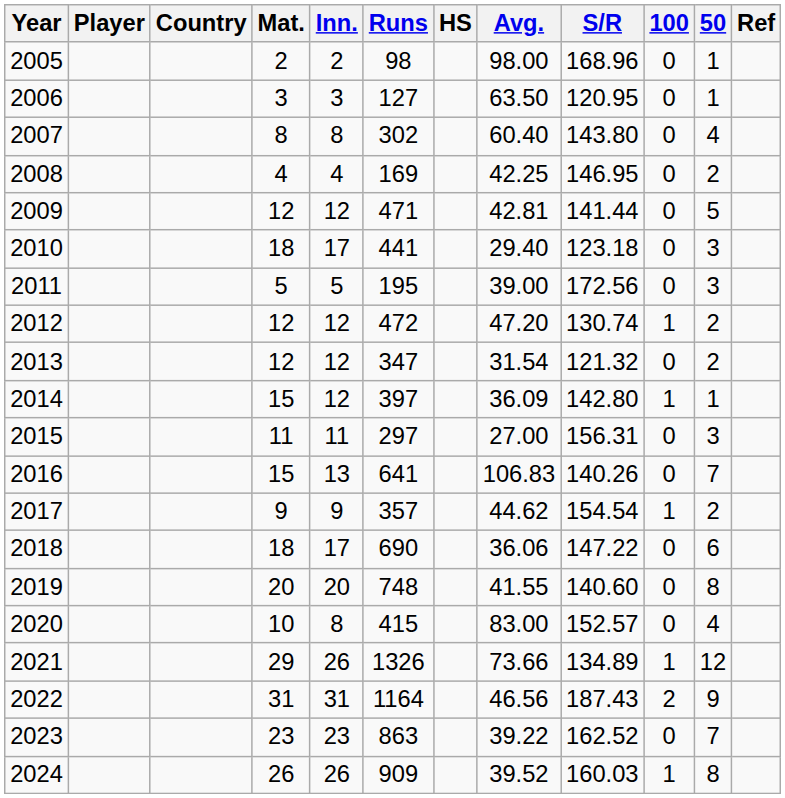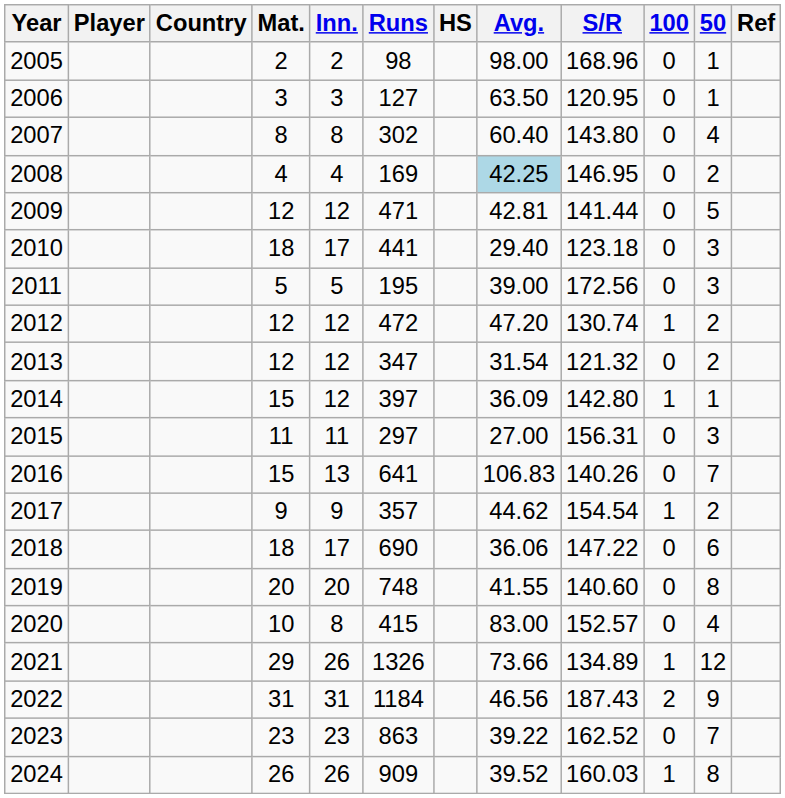(519, 173) no background -> (519, 173) lightblue background
(398, 699) 1164 -> (398, 699) 1184
